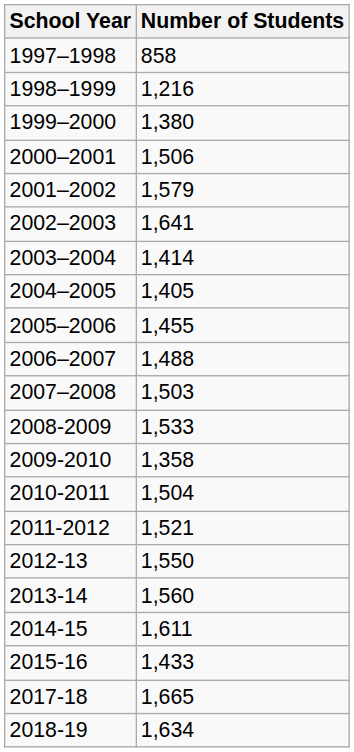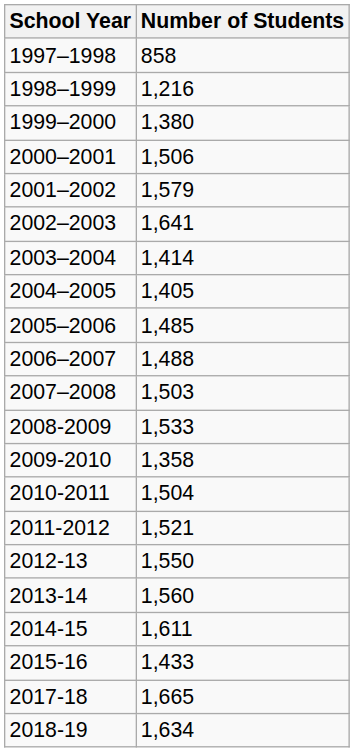(167, 325) 1,455 -> (167, 325) 1,485
